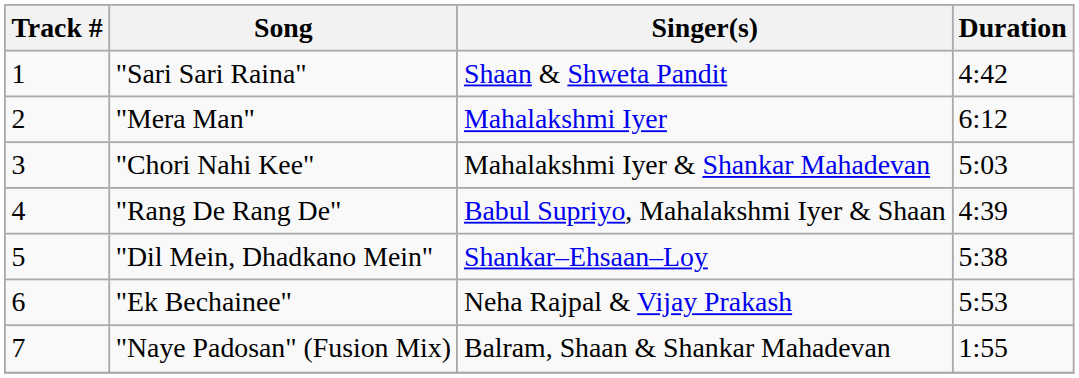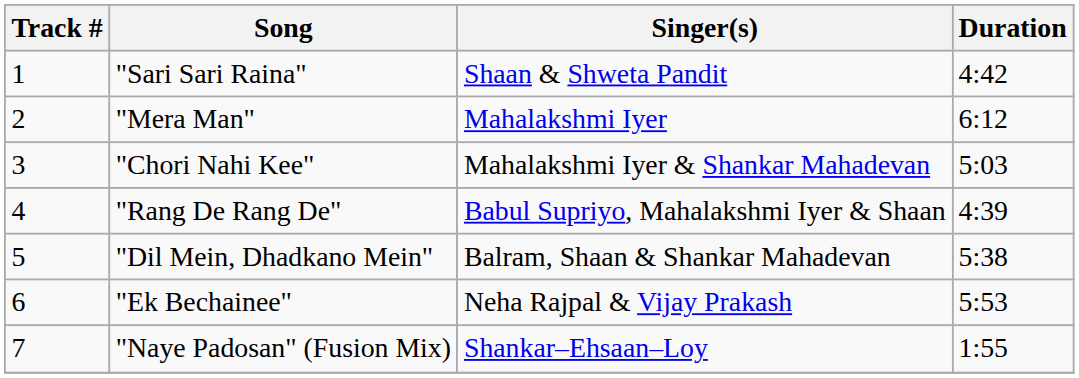(586, 256) Shankar–Ehsaan–Loy -> (677, 256) Balram, Shaan & Shankar Mahadevan
(677, 348) Balram, Shaan & Shankar Mahadevan -> (586, 348) Shankar–Ehsaan–Loy
